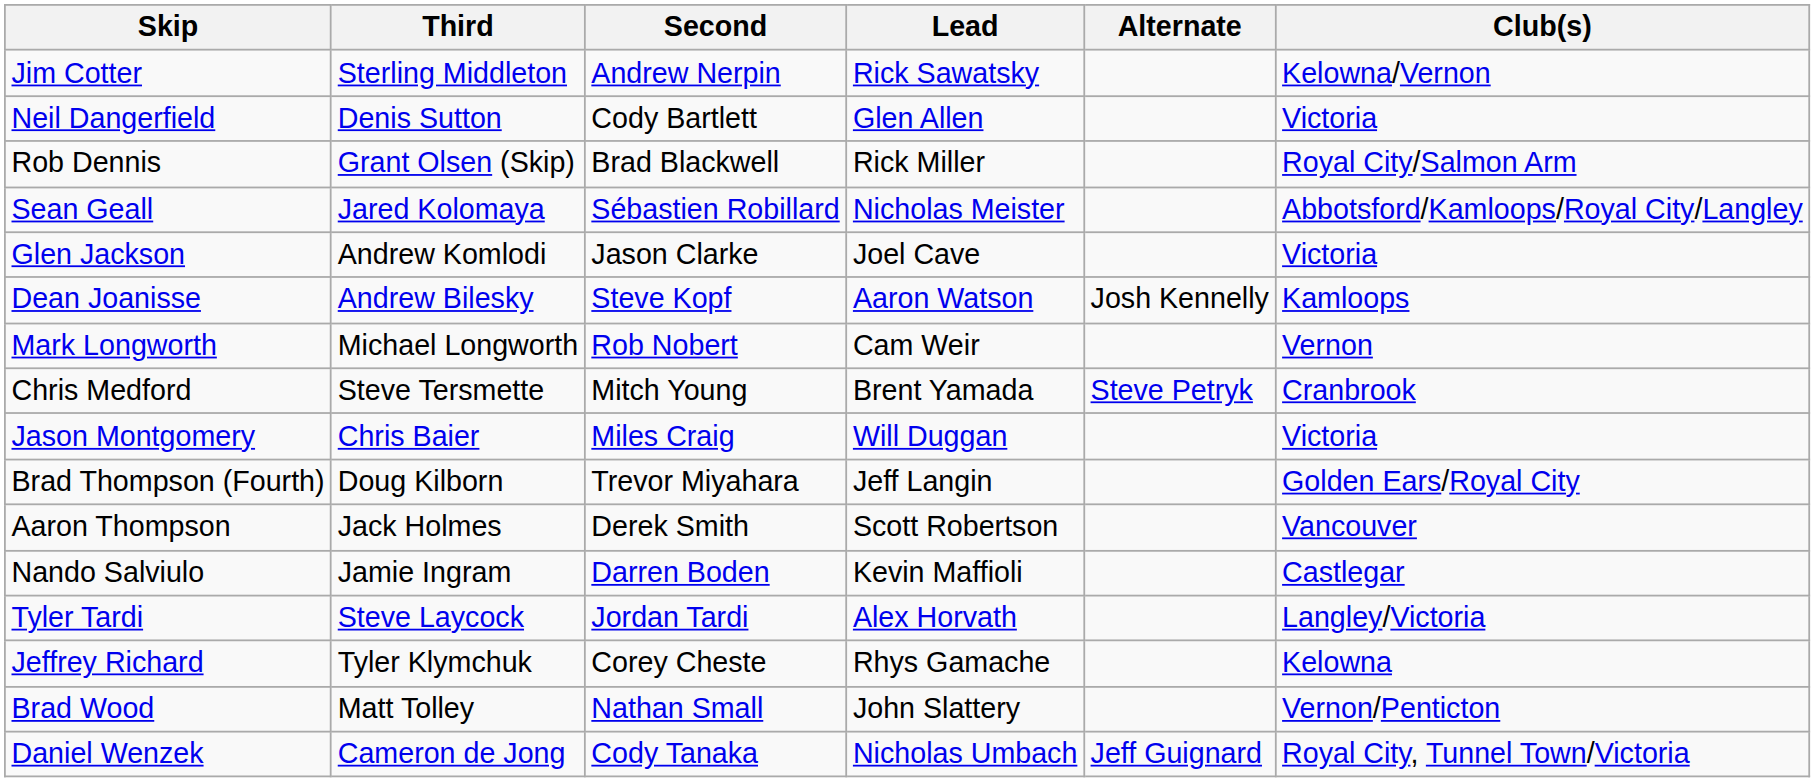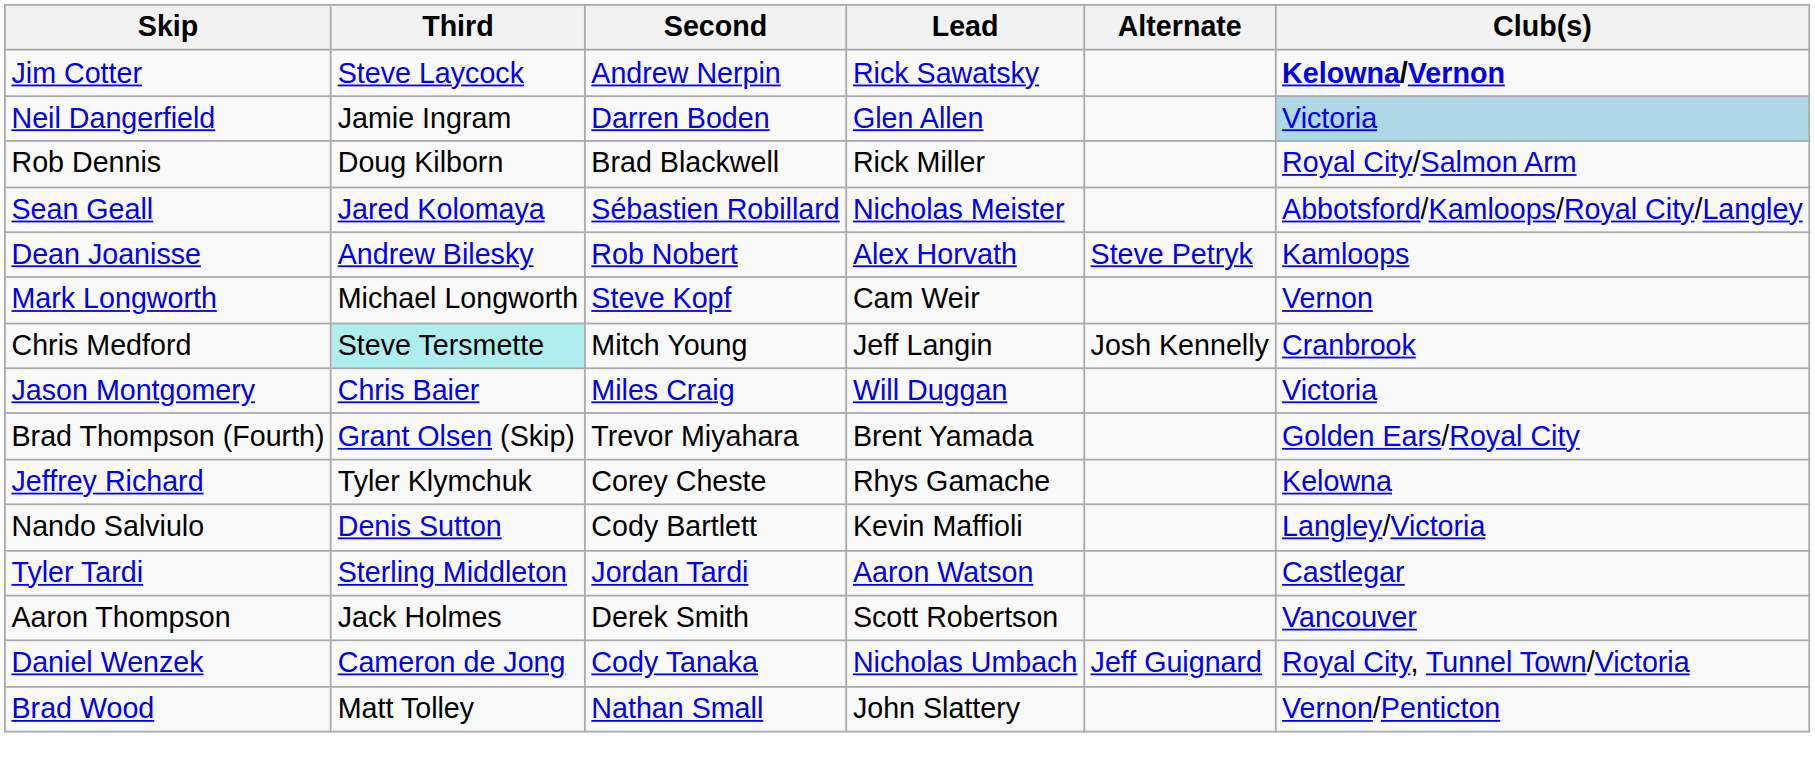(452, 72) Sterling Middleton -> (431, 72) Steve Laycock
(1386, 72) normal -> (1394, 72) bold
(420, 118) Denis Sutton -> (424, 118) Jamie Ingram
(674, 118) Cody Bartlett -> (681, 118) Darren Boden
(1330, 118) no background -> (1330, 118) lightblue background
(456, 163) Grant Olsen (Skip) -> (421, 163) Doug Kilborn
- row: (98, 254)
(661, 299) Steve Kopf -> (665, 254) Rob Nobert
(943, 299) Aaron Watson -> (935, 254) Alex Horvath
(1180, 299) Josh Kennelly -> (1172, 254) Steve Petryk
(665, 345) Rob Nobert -> (661, 299) Steve Kopf
(441, 390) no background -> (441, 345) paleturquoise background
(943, 390) Brent Yamada -> (923, 345) Jeff Langin
(1172, 390) Steve Petryk -> (1180, 345) Josh Kennelly
(421, 481) Doug Kilborn -> (456, 436) Grant Olsen (Skip)
(923, 481) Jeff Langin -> (943, 436) Brent Yamada
rows swapped: (108, 663) <-> (121, 526)
(424, 572) Jamie Ingram -> (420, 526) Denis Sutton
(681, 572) Darren Boden -> (674, 526) Cody Bartlett
(1343, 572) Castlegar -> (1384, 526) Langley/Victoria
(431, 617) Steve Laycock -> (452, 572) Sterling Middleton
(935, 617) Alex Horvath -> (943, 572) Aaron Watson
(1384, 617) Langley/Victoria -> (1343, 572) Castlegar
rows swapped: (108, 753) <-> (83, 708)
